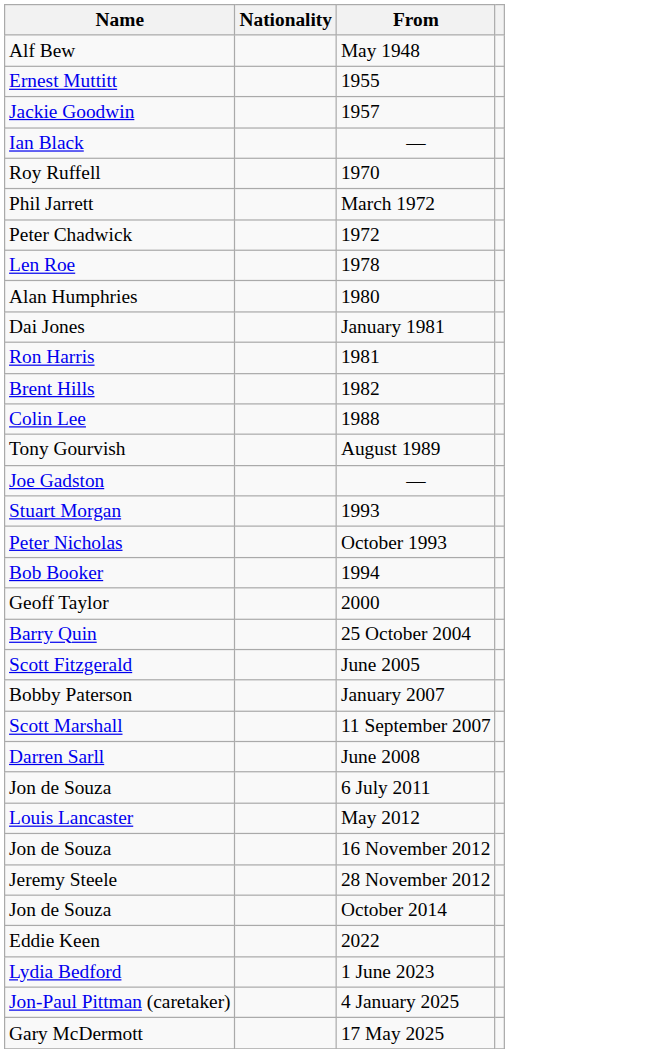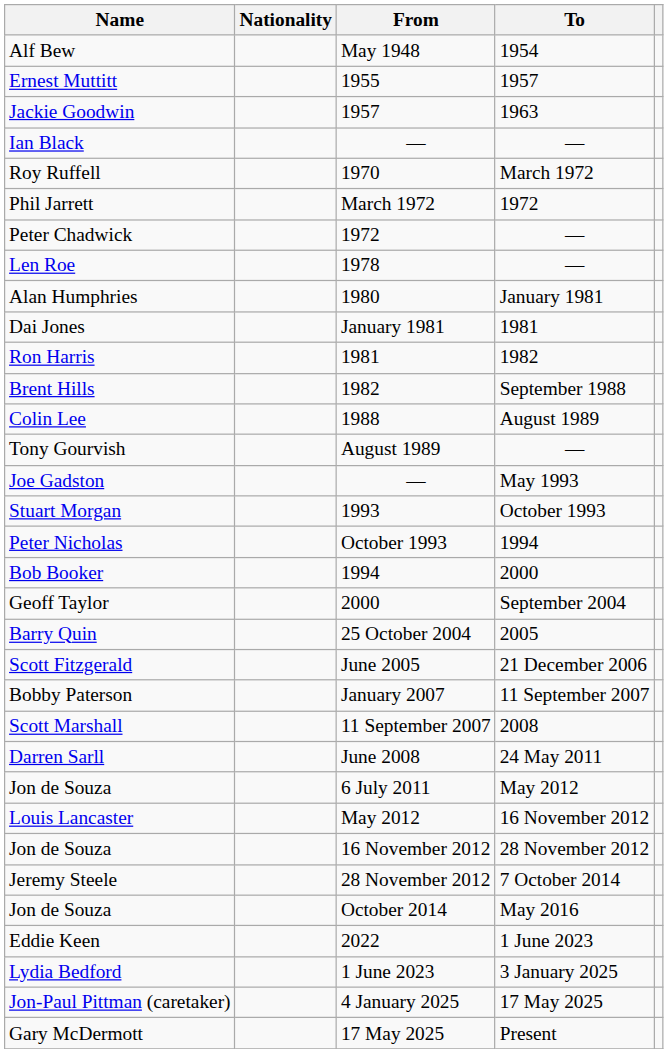+ column: (575, 19)
